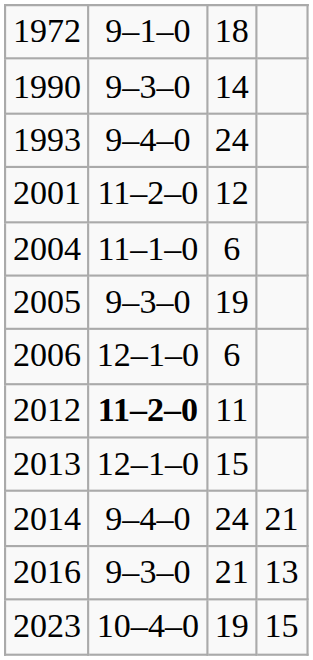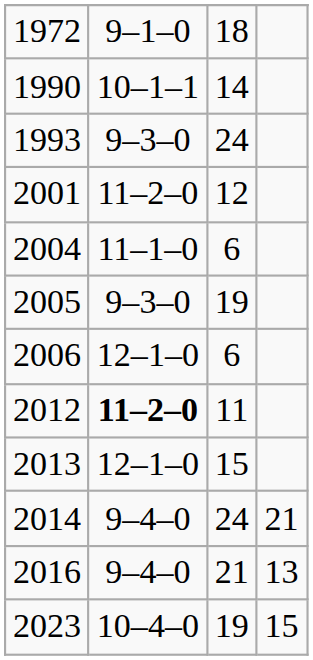(148, 85) 9–3–0 -> (148, 85) 10–1–1
(148, 139) 9–4–0 -> (148, 139) 9–3–0
(148, 572) 9–3–0 -> (148, 572) 9–4–0
